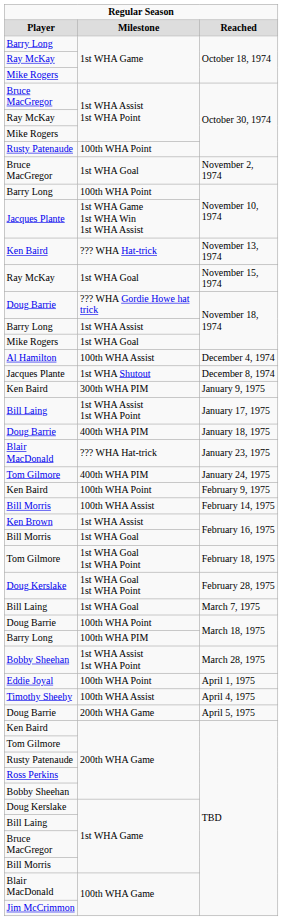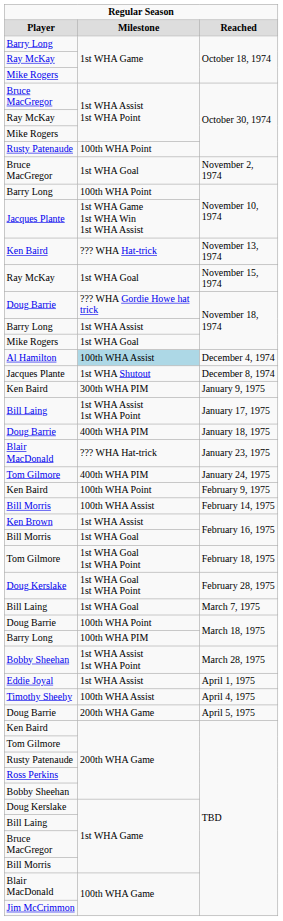(117, 357) no background -> (117, 357) lightblue background
(116, 681) 100th WHA Point -> (112, 681) 1st WHA Assist
